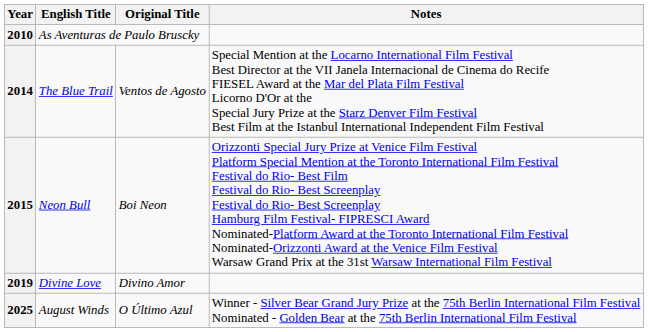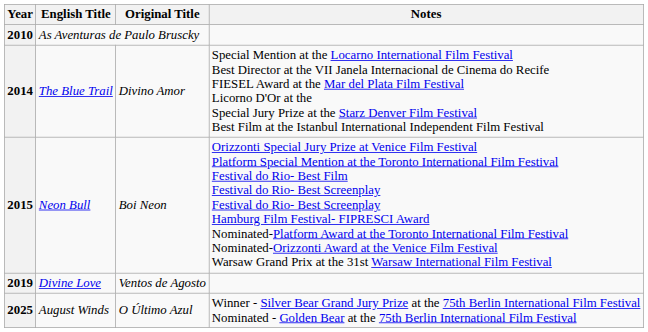(162, 91) Ventos de Agosto -> (152, 91) Divino Amor
(152, 283) Divino Amor -> (162, 283) Ventos de Agosto
